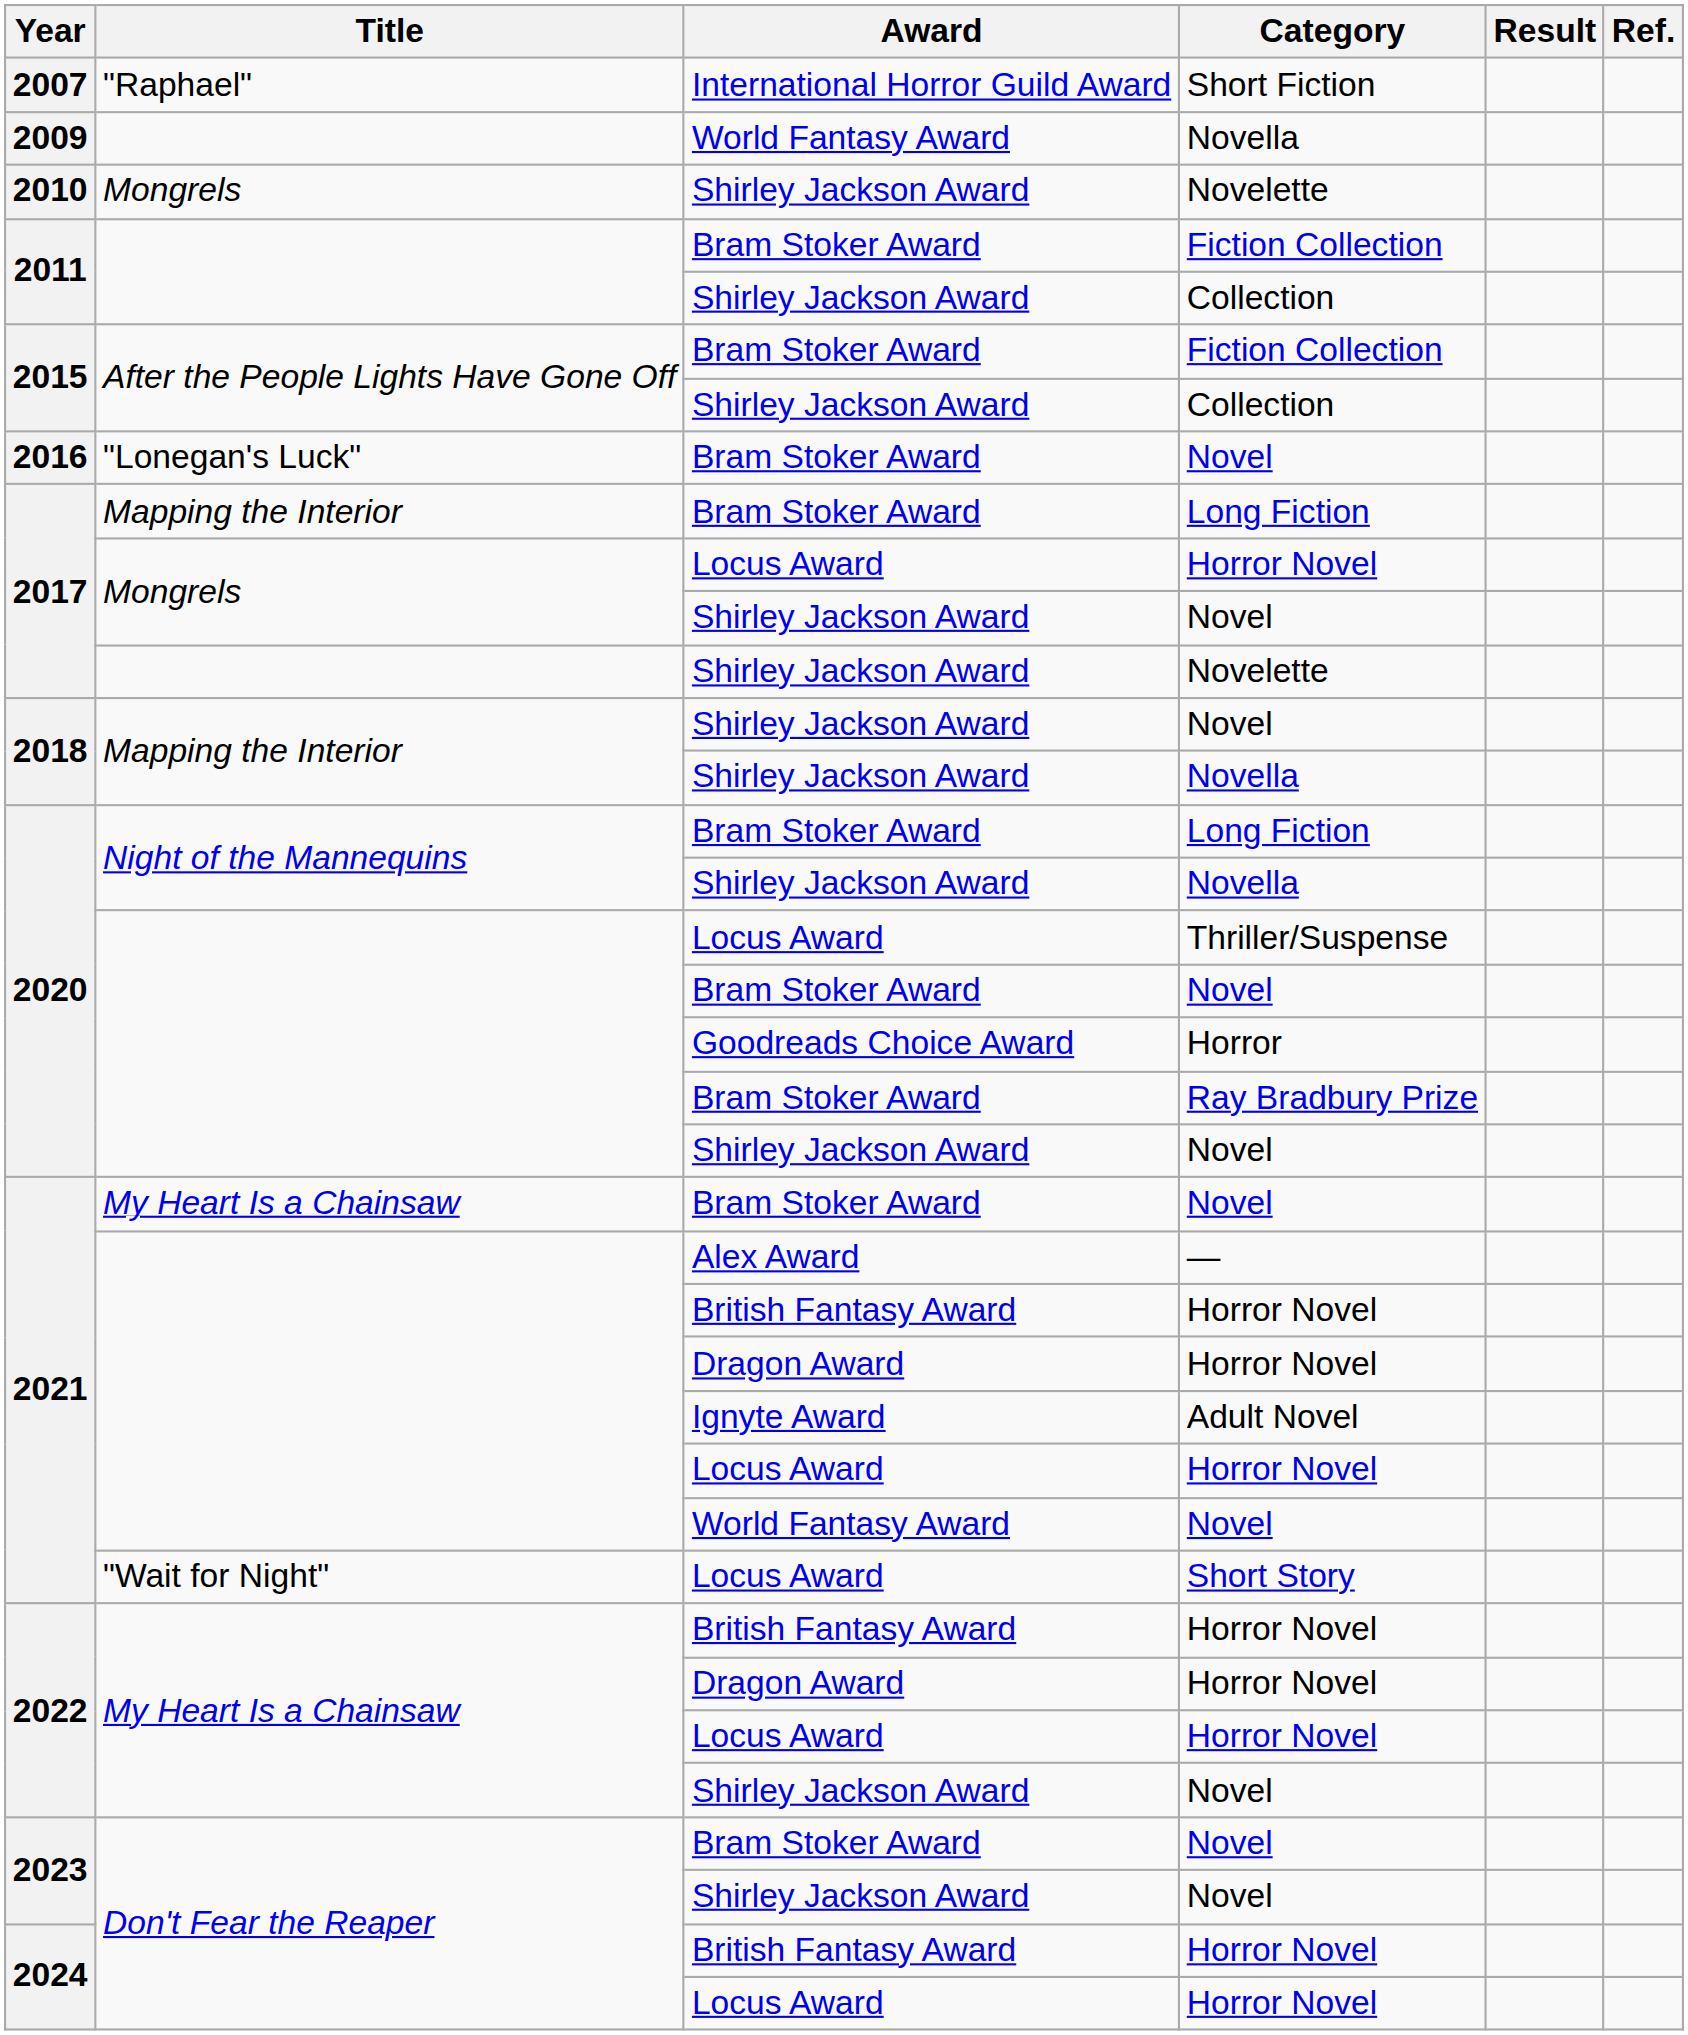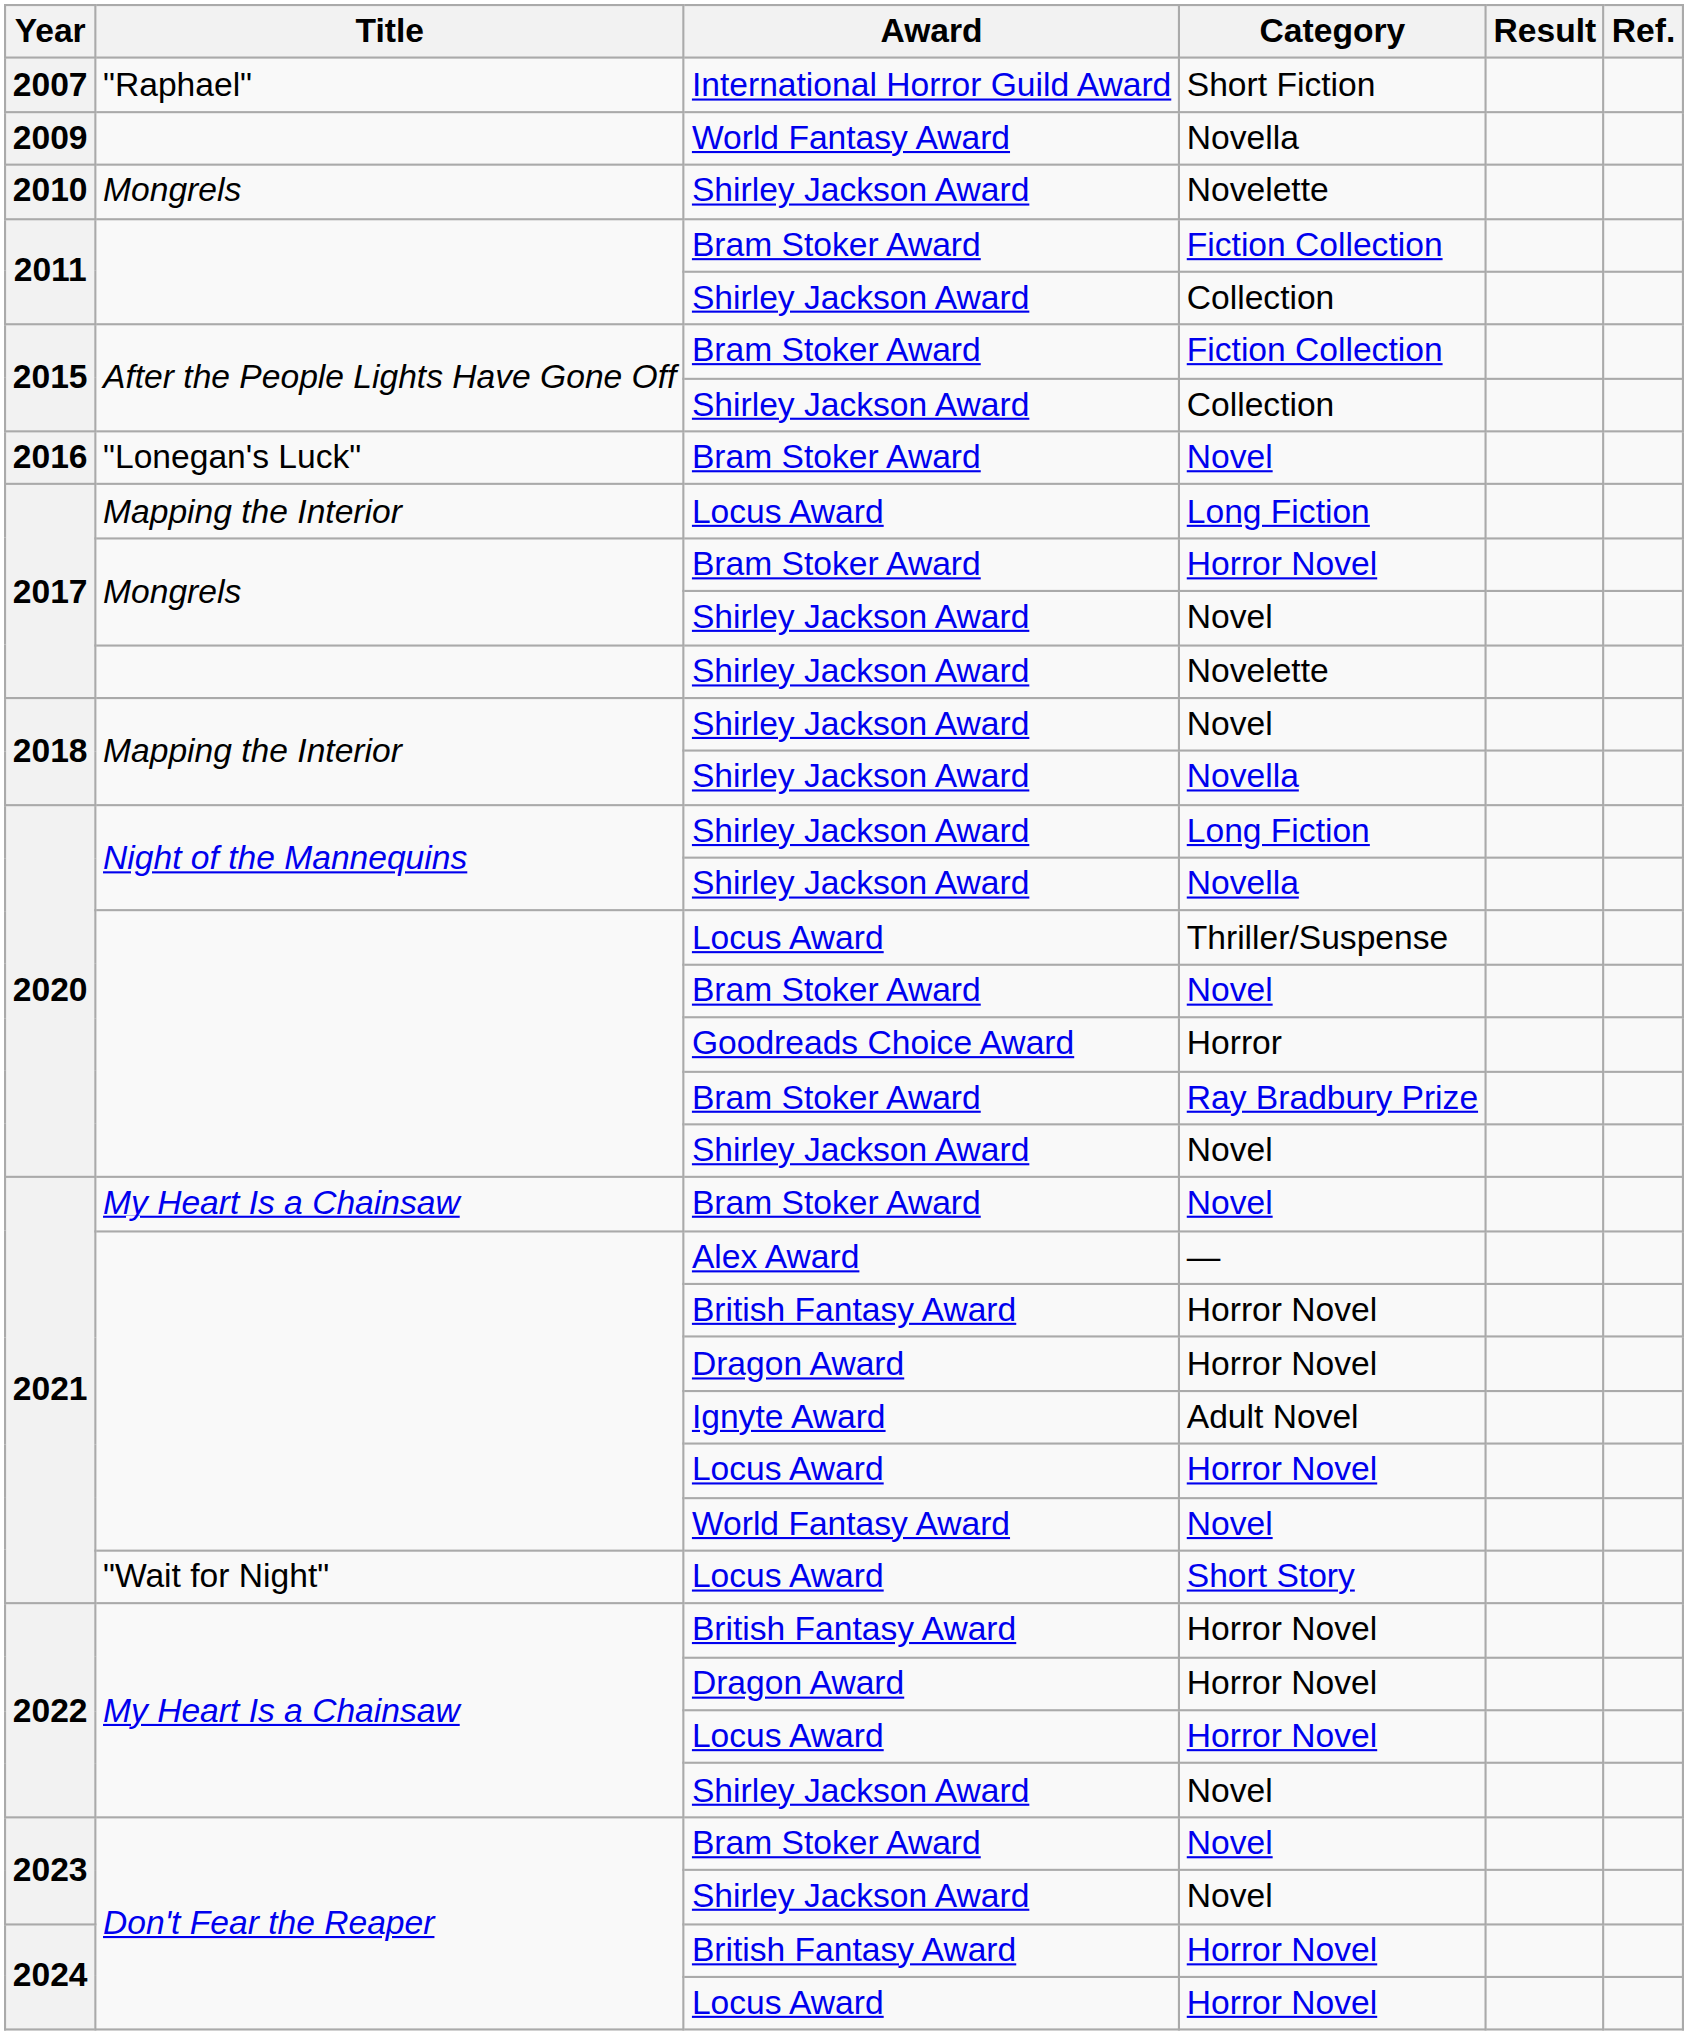(836, 510) Bram Stoker Award -> (788, 510) Locus Award
(788, 564) Locus Award -> (836, 564) Bram Stoker Award
(836, 830) Bram Stoker Award -> (861, 830) Shirley Jackson Award
